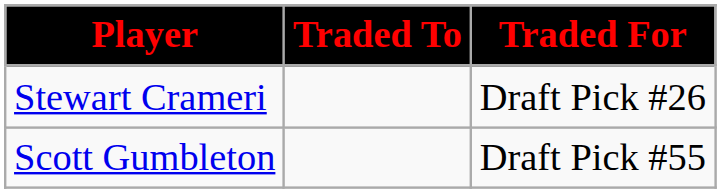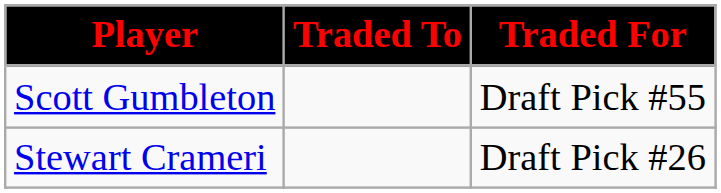rows swapped: (145, 156) <-> (140, 95)
